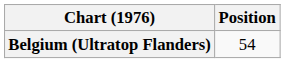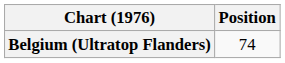(247, 44) 54 -> (247, 44) 74
